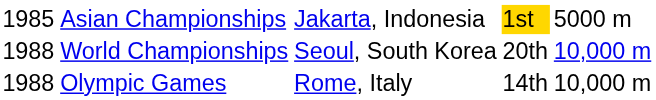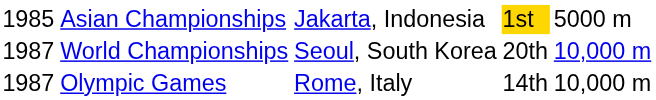(28, 51) 1988 -> (28, 51) 1987
(28, 83) 1988 -> (28, 83) 1987
